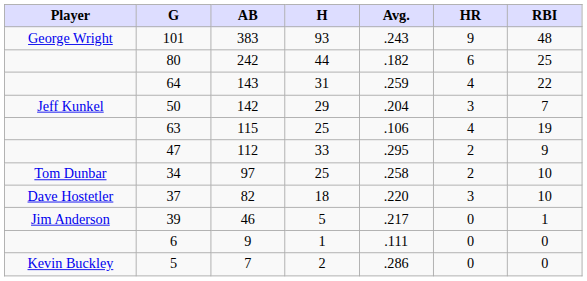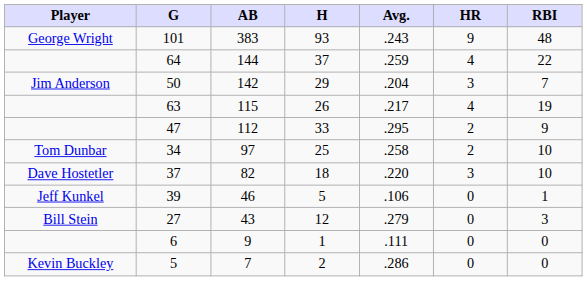- row: (174, 60)
(248, 83) 143 -> (248, 60) 144
(322, 83) 31 -> (322, 60) 37
(70, 106) Jeff Kunkel -> (70, 83) Jim Anderson
(322, 128) 25 -> (322, 106) 26
(396, 128) .106 -> (396, 106) .217
(70, 219) Jim Anderson -> (70, 196) Jeff Kunkel
(396, 219) .217 -> (396, 196) .106
+ row: (174, 219)
